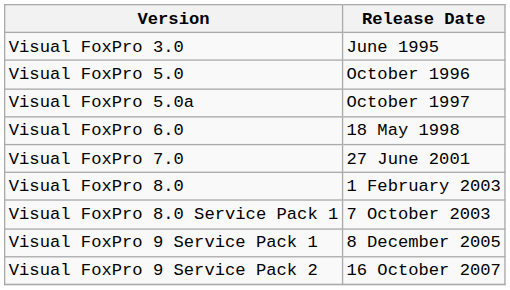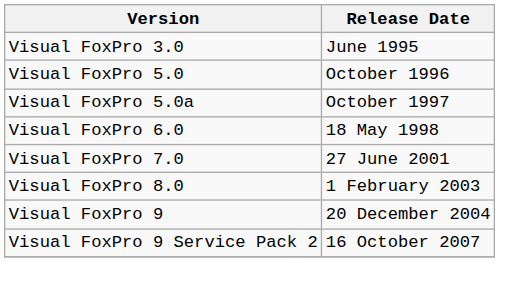- row: (174, 214)
+ row: (86, 214)
- row: (163, 242)
